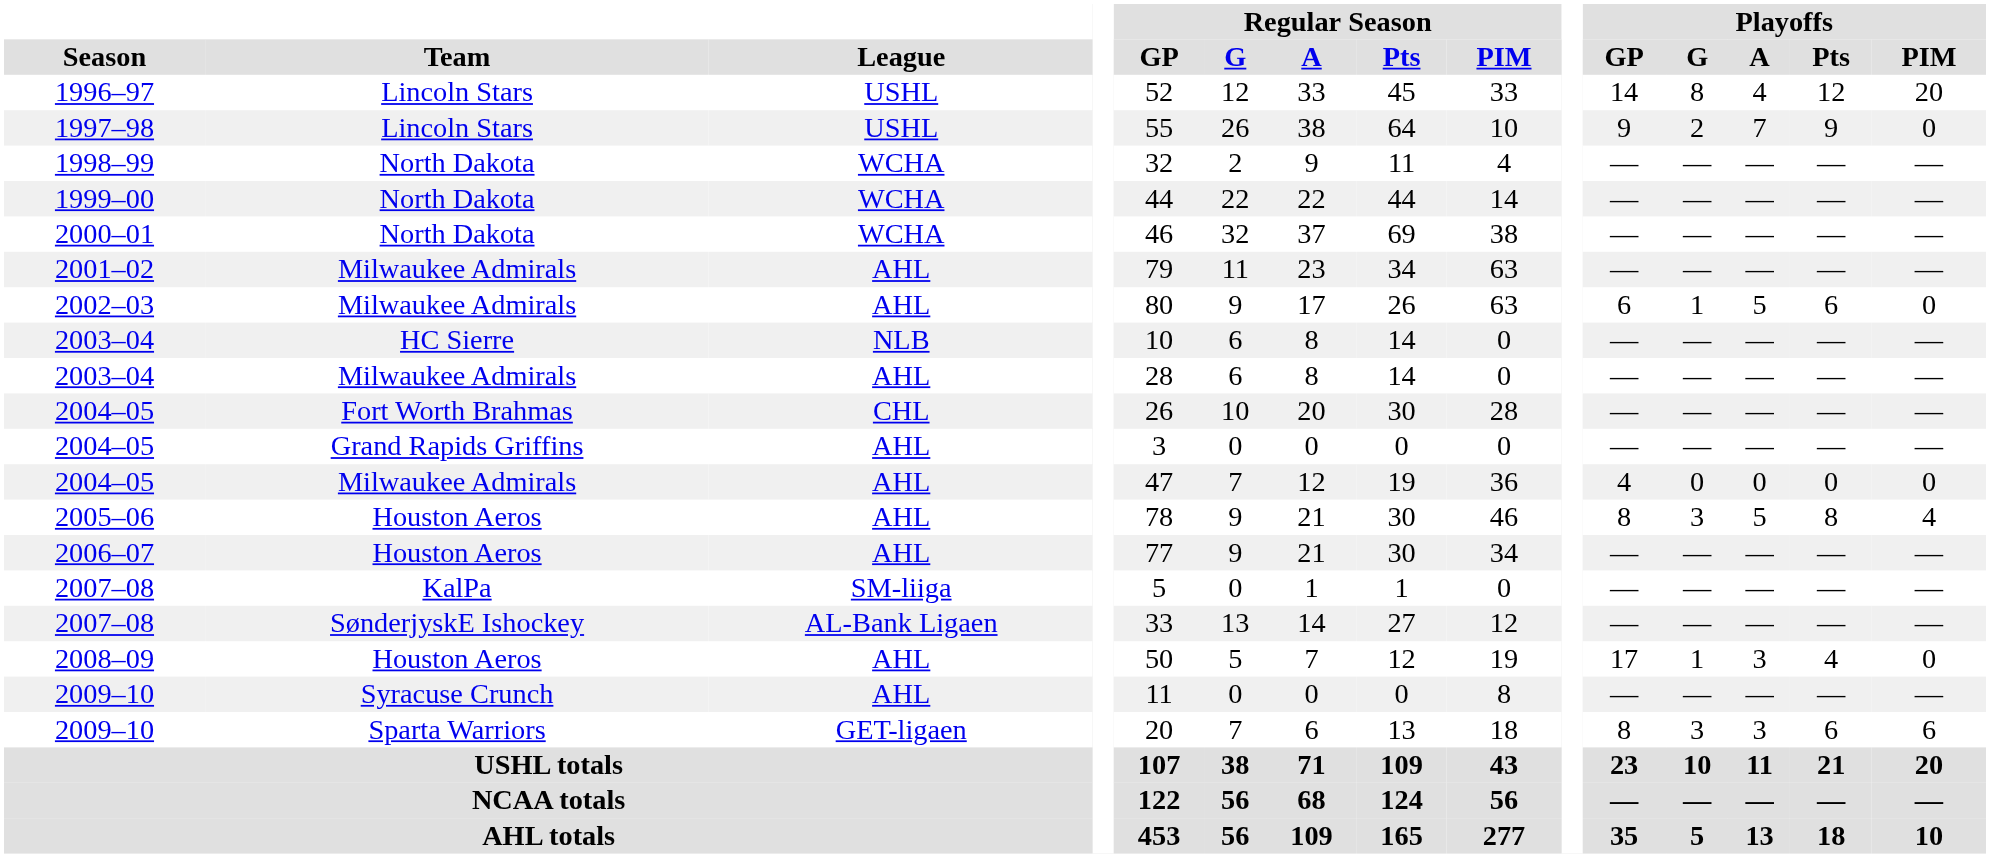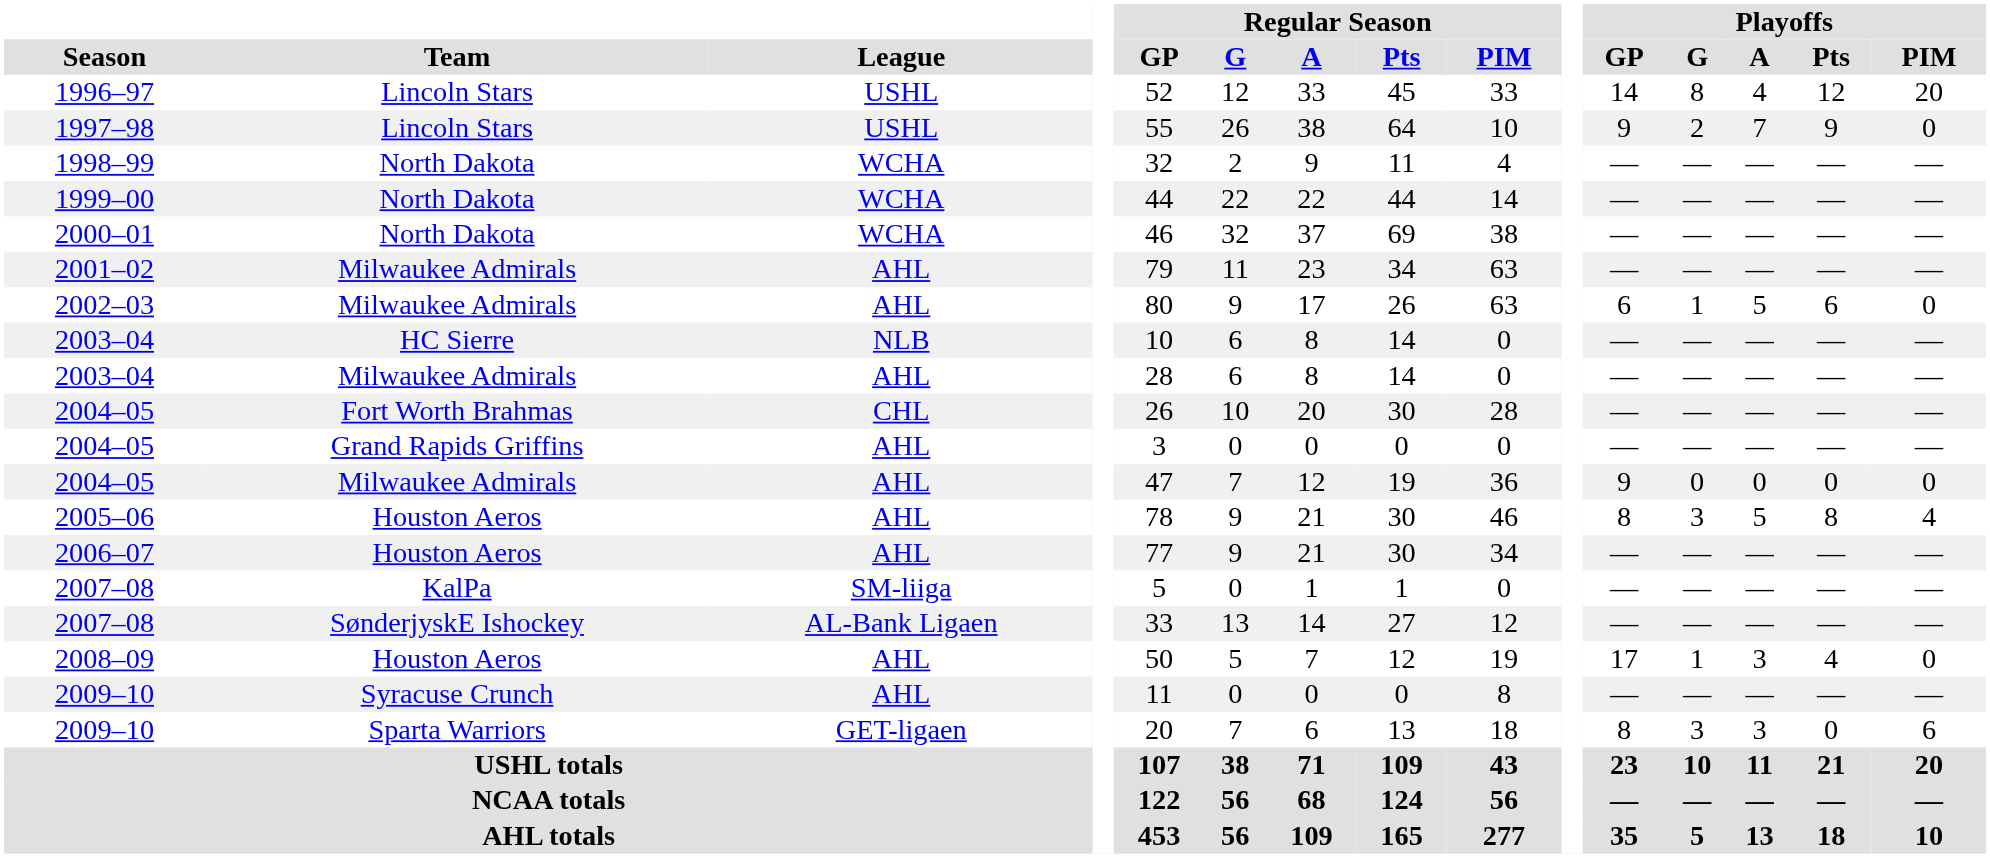(1624, 481) 4 -> (1624, 481) 9
(1831, 729) 6 -> (1831, 729) 0
